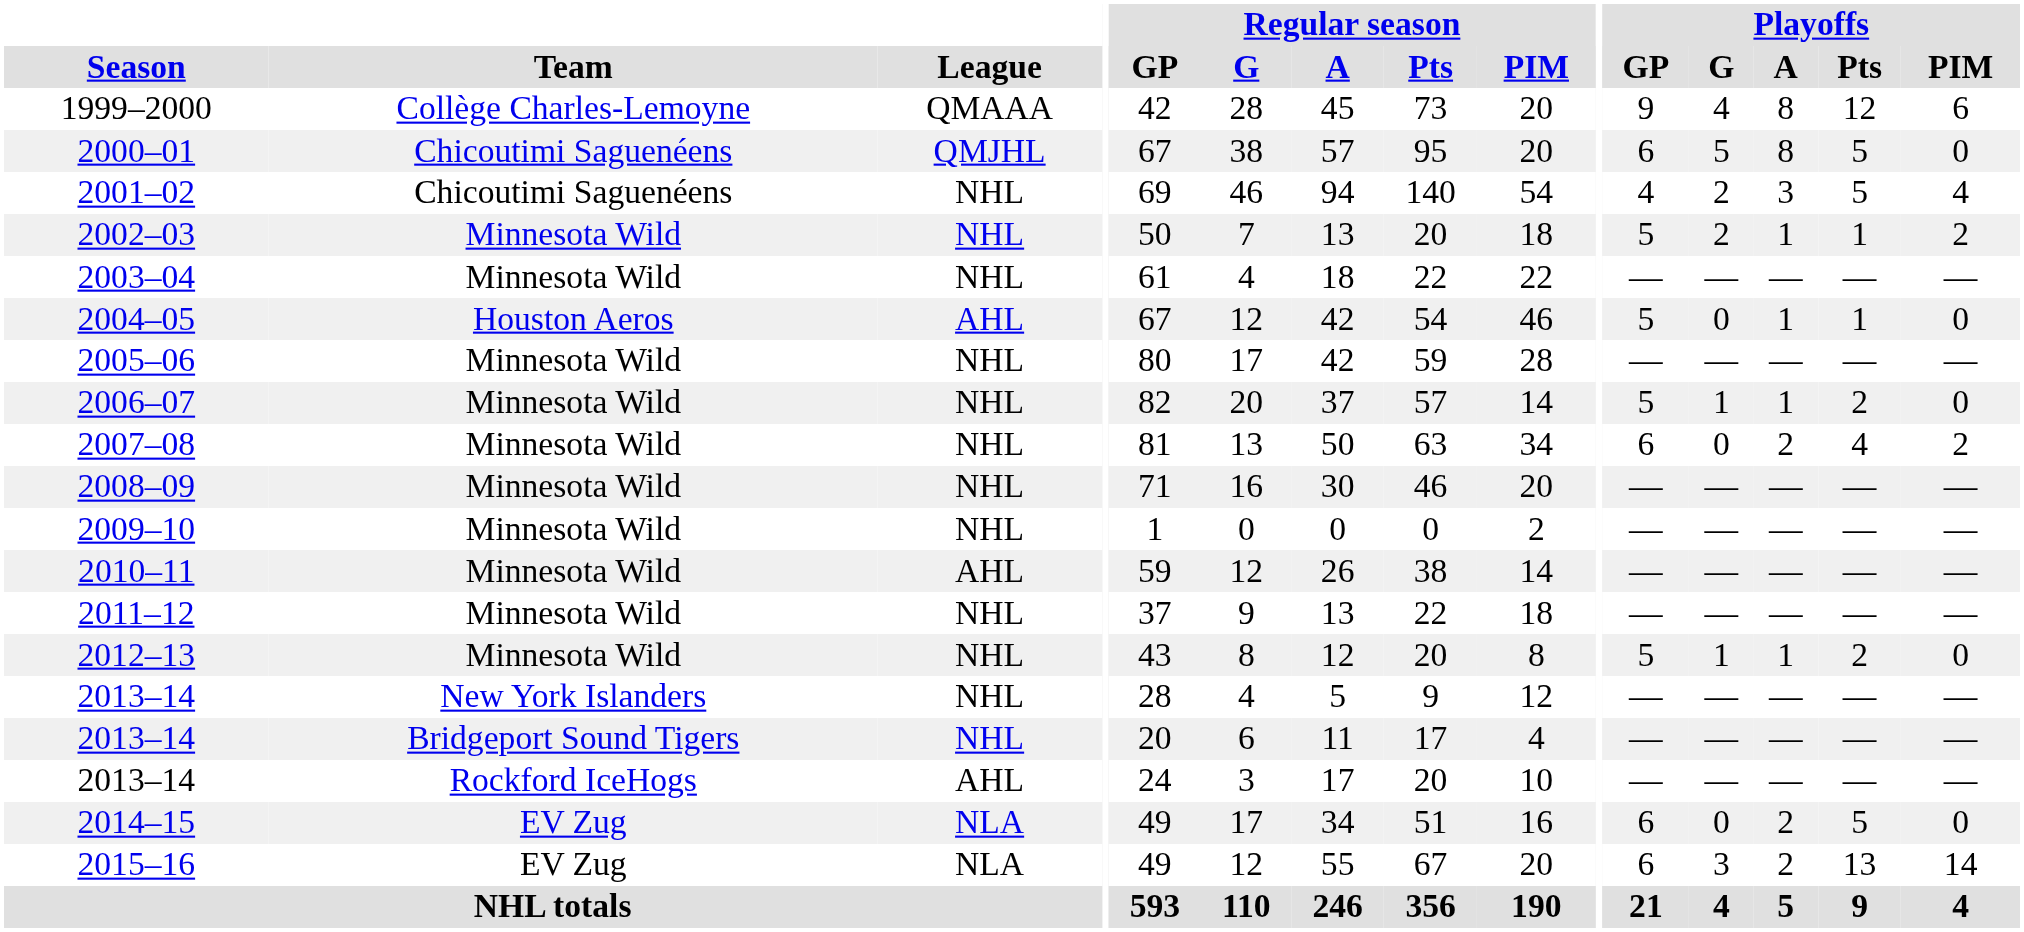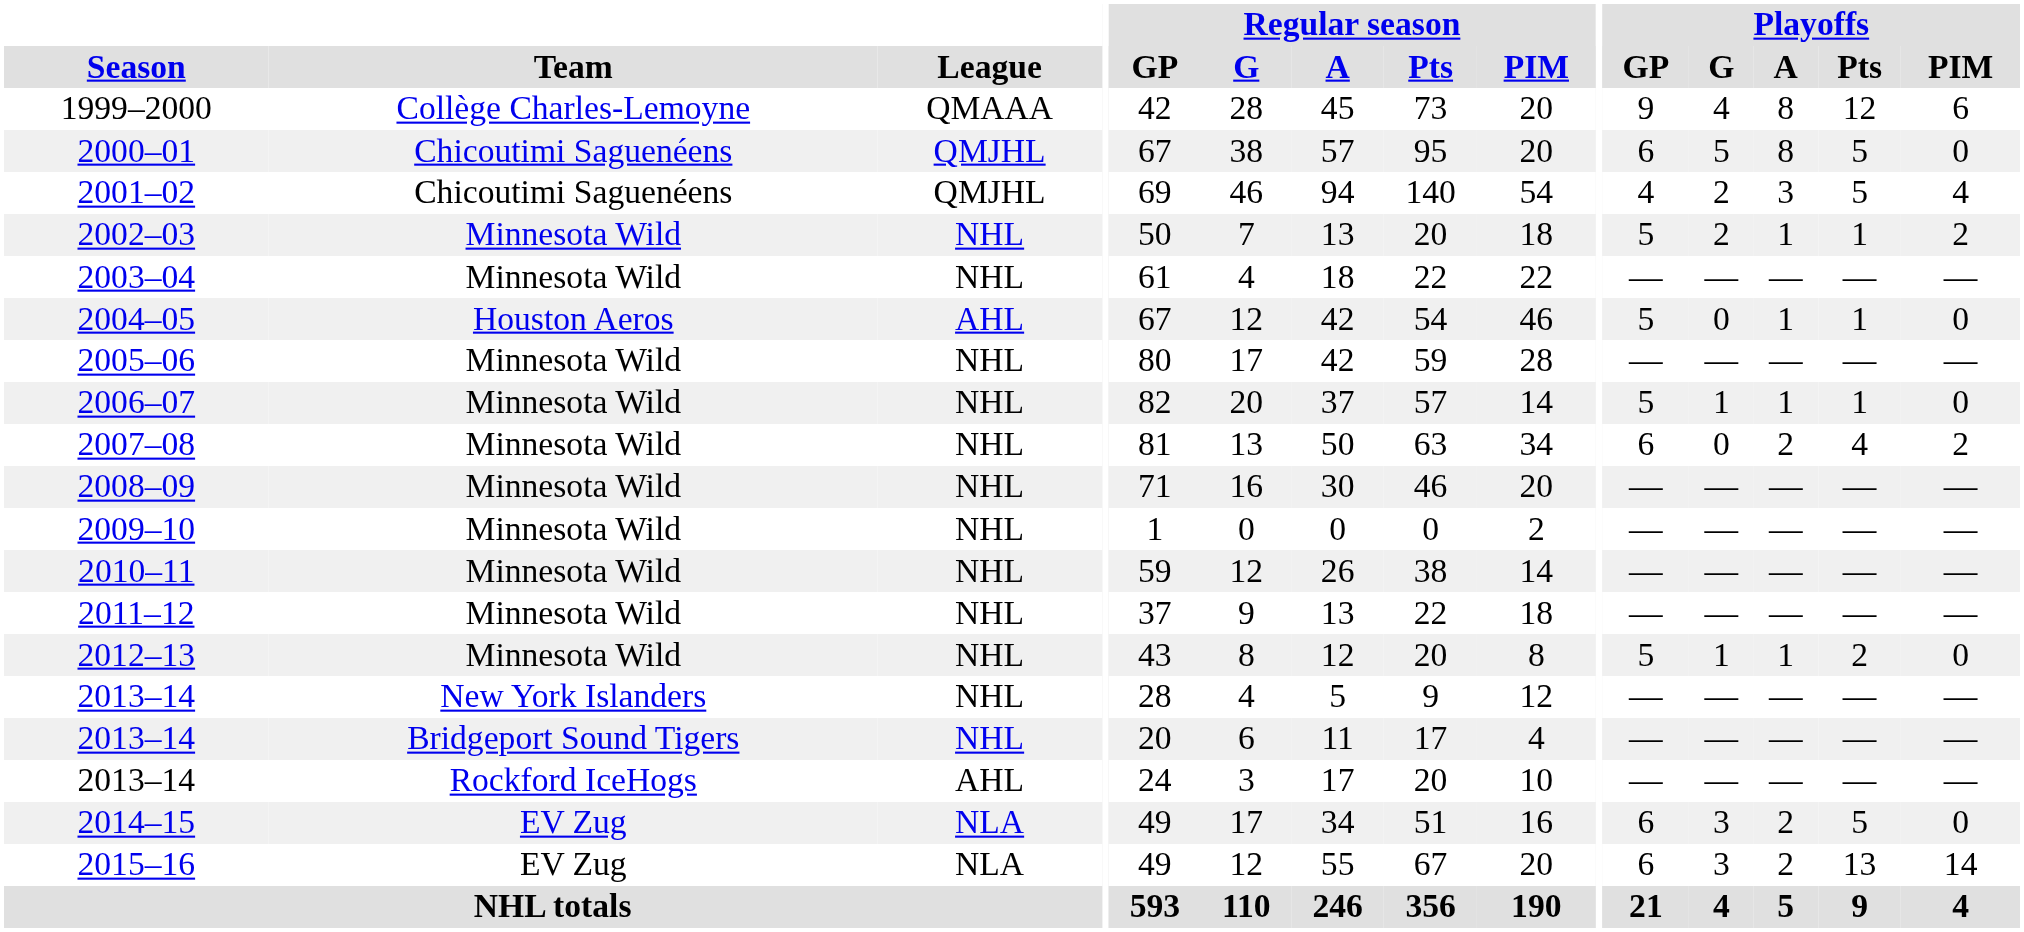(990, 192) NHL -> (990, 192) QMJHL
(1860, 402) 2 -> (1860, 402) 1
(990, 570) AHL -> (990, 570) NHL
(1721, 822) 0 -> (1721, 822) 3
